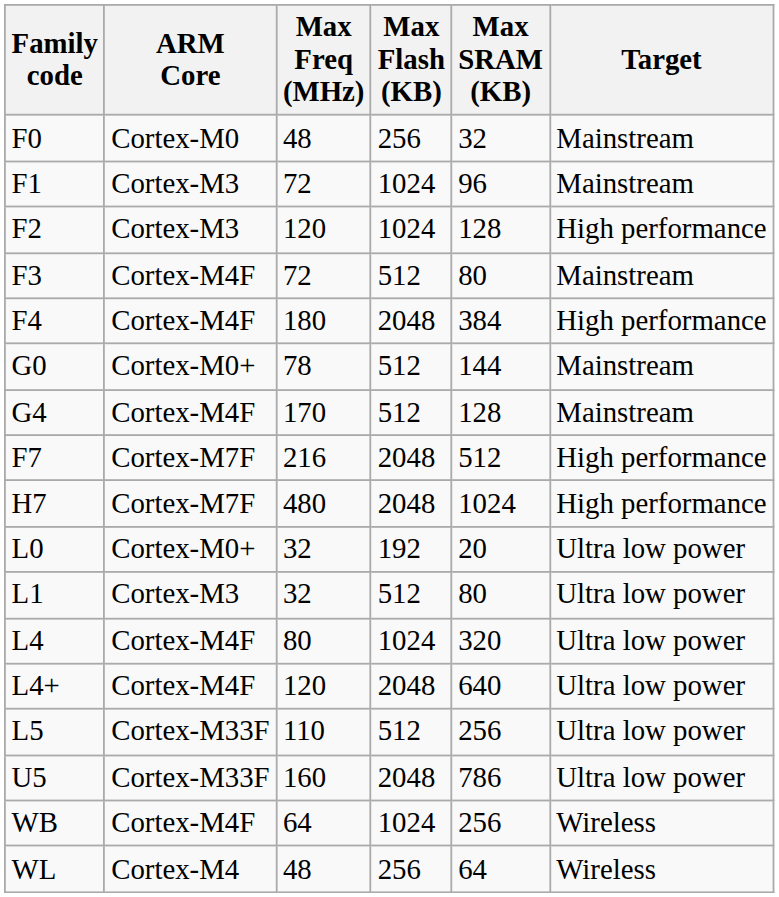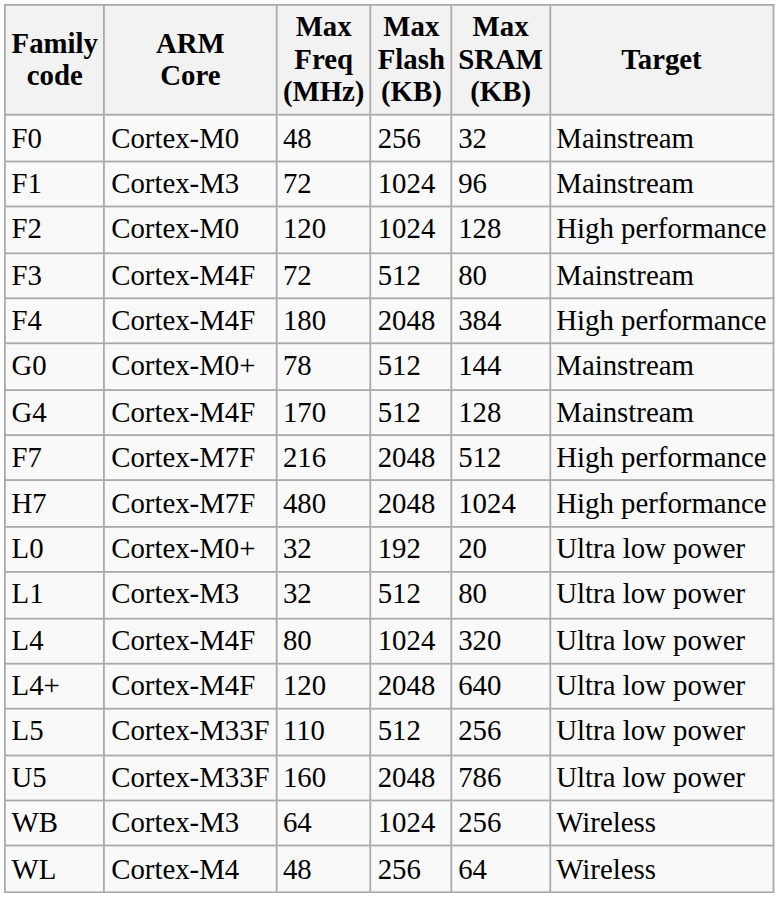(175, 229) Cortex-M3 -> (175, 229) Cortex-M0
(183, 822) Cortex-M4F -> (175, 822) Cortex-M3
